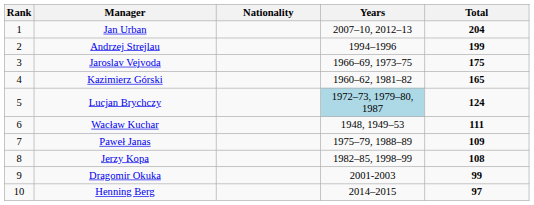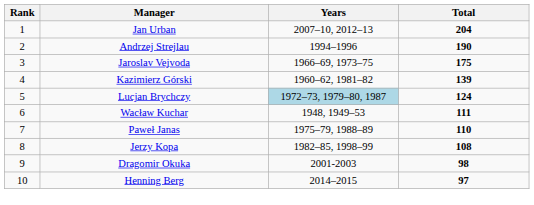- column: (268, 12)
(477, 46) 199 -> (464, 46) 190
(477, 79) 165 -> (464, 79) 139
(477, 141) 109 -> (464, 130) 110
(477, 175) 99 -> (464, 163) 98
